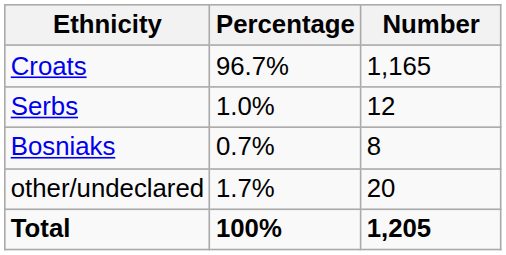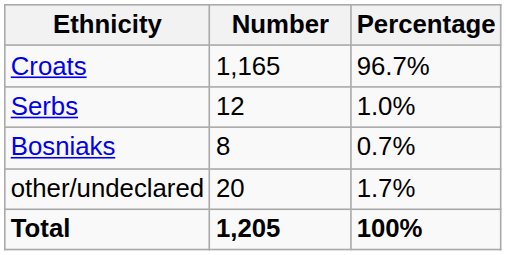columns swapped: (431, 24) <-> (285, 24)
